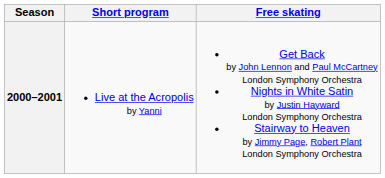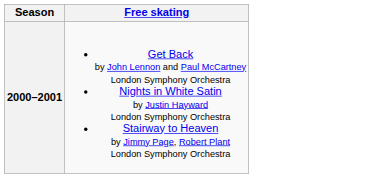- column: (130, 13)
